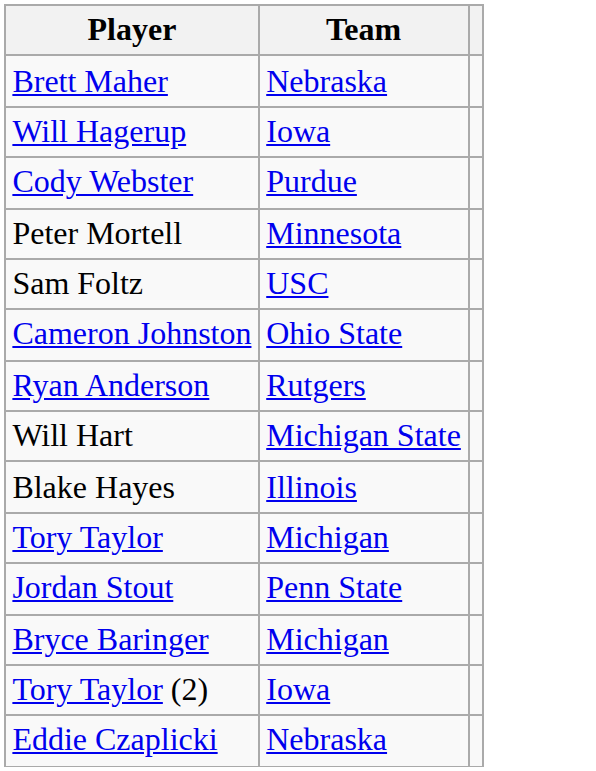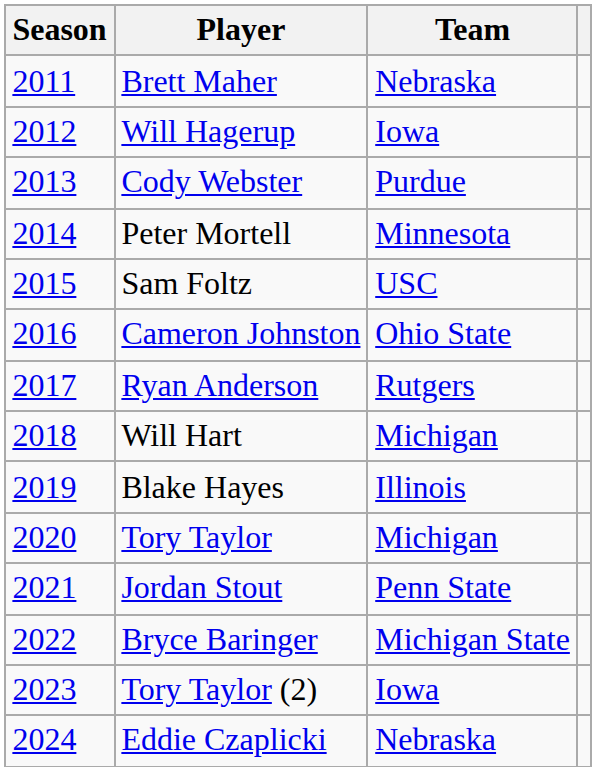+ column: (60, 29)
(364, 435) Michigan State -> (437, 435) Michigan
(328, 638) Michigan -> (473, 638) Michigan State
